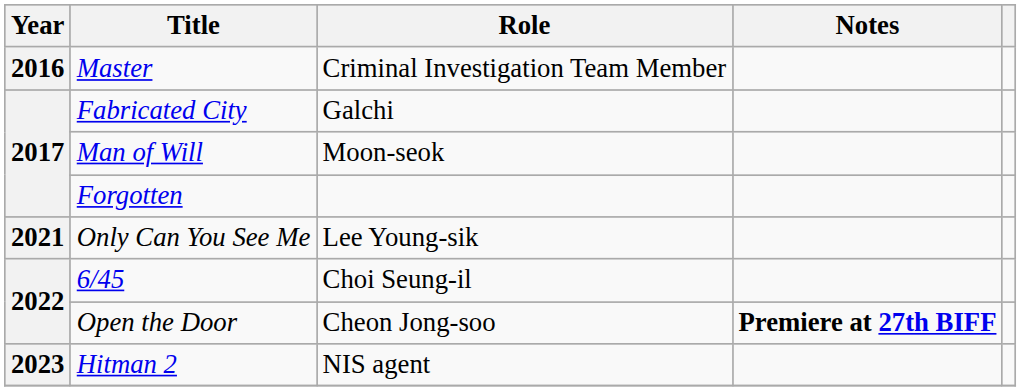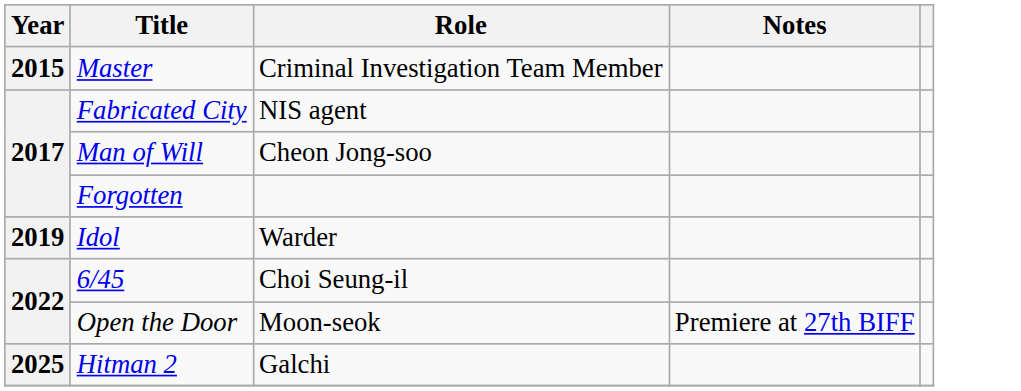(38, 68) 2016 -> (38, 68) 2015
(358, 110) Galchi -> (313, 110) NIS agent
(383, 152) Moon-seok -> (345, 152) Cheon Jong-soo
+ row: (98, 237)
- row: (194, 237)
(409, 322) Cheon Jong-soo -> (320, 322) Moon-seok
(867, 322) bold -> (795, 322) normal
(38, 364) 2023 -> (38, 364) 2025
(376, 364) NIS agent -> (295, 364) Galchi
